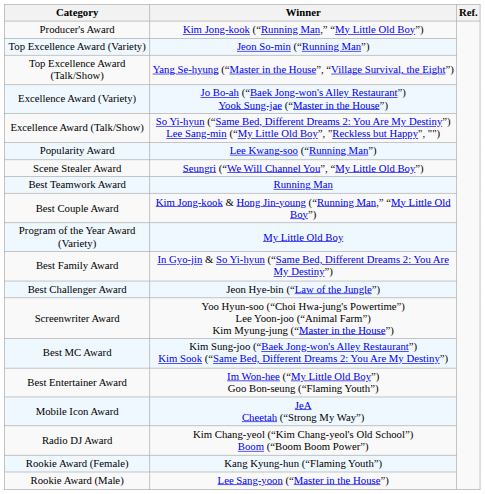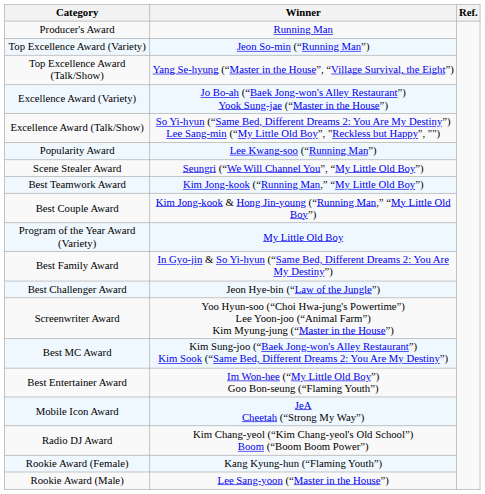(303, 30) Kim Jong-kook (“Running Man,” “My Little Old Boy”) -> (303, 30) Running Man
(303, 185) Running Man -> (303, 185) Kim Jong-kook (“Running Man,” “My Little Old Boy”)
